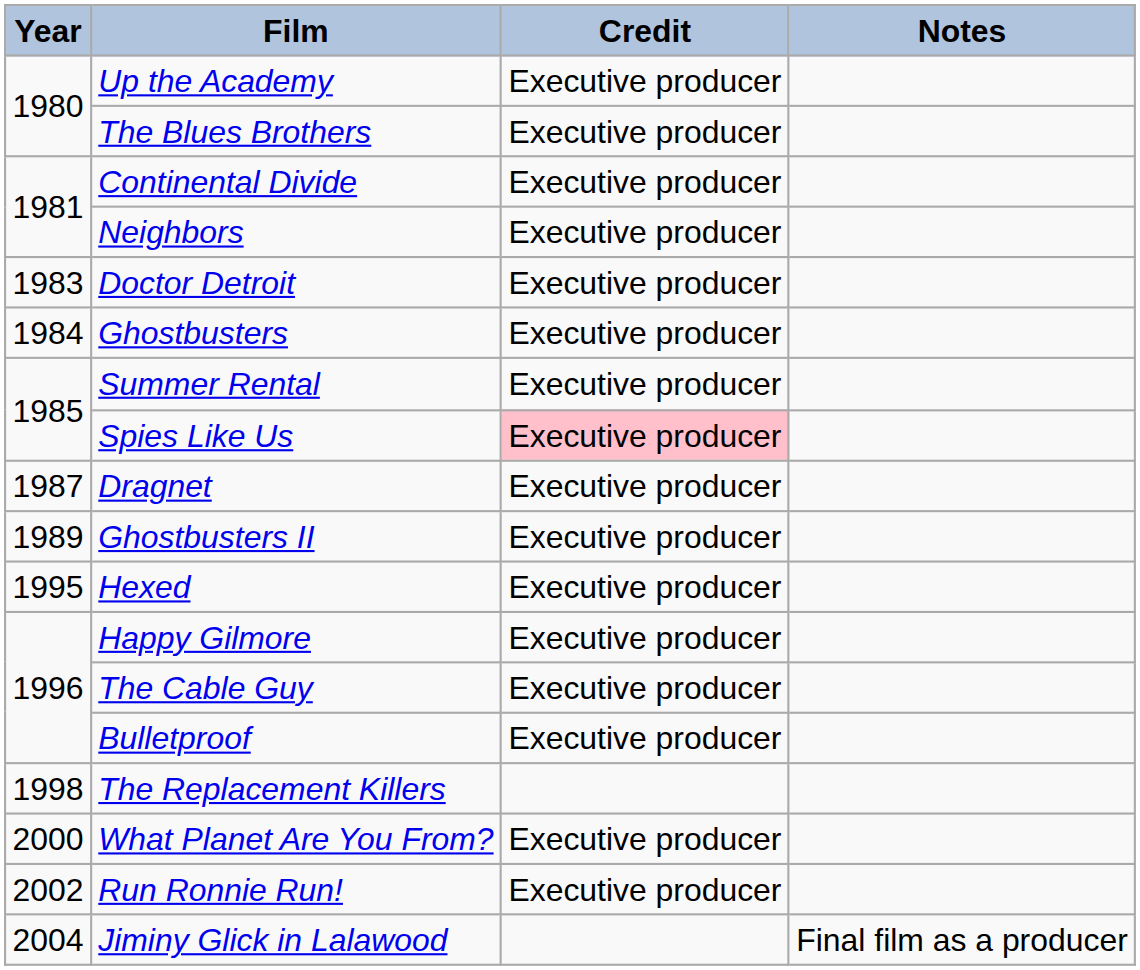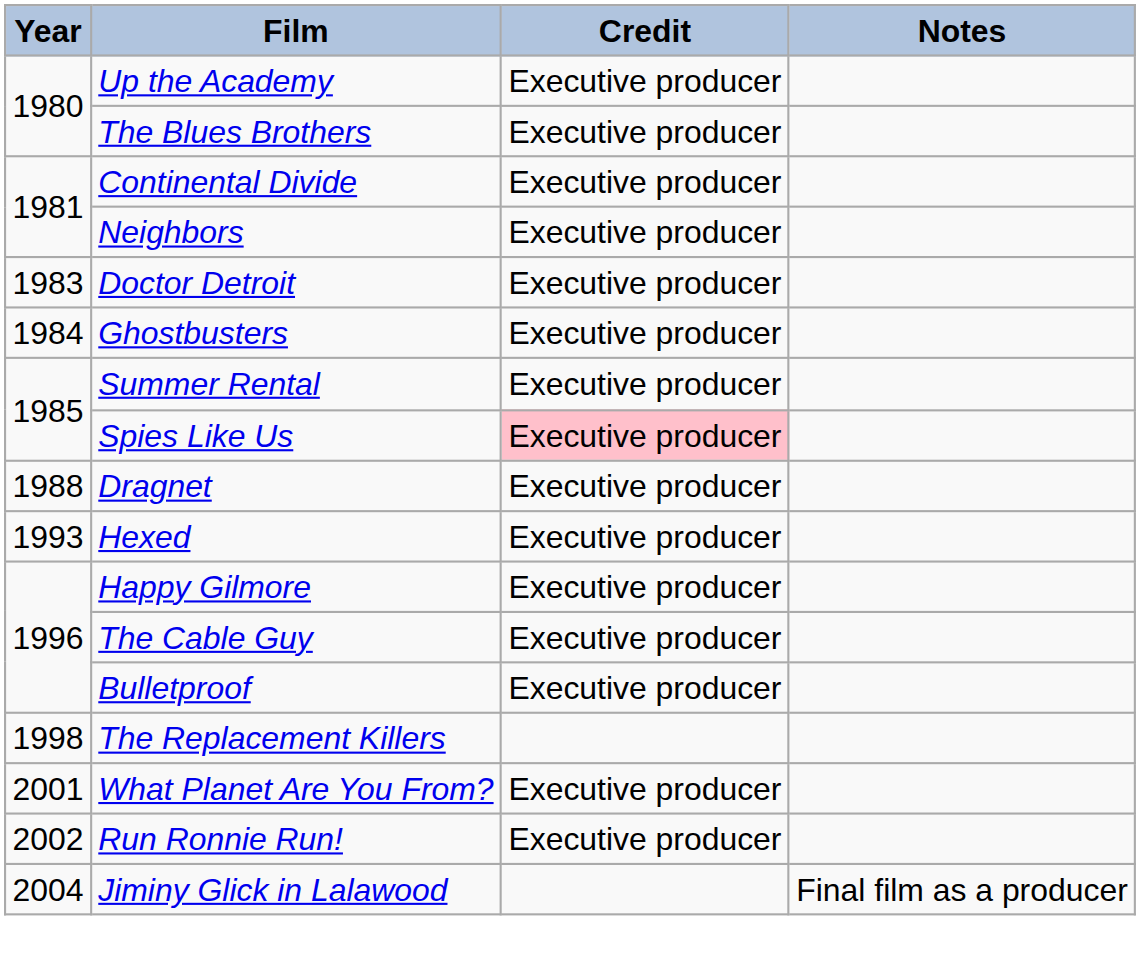(48, 485) 1987 -> (48, 485) 1988
- row: (206, 536)
(48, 586) 1995 -> (48, 536) 1993
(48, 839) 2000 -> (48, 788) 2001
